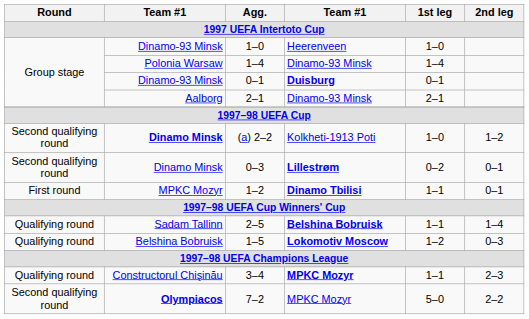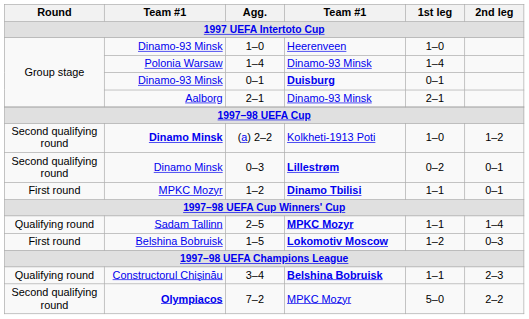(335, 224) Belshina Bobruisk -> (320, 224) MPKC Mozyr
(54, 241) Qualifying round -> (54, 241) First round
(320, 275) MPKC Mozyr -> (335, 275) Belshina Bobruisk
